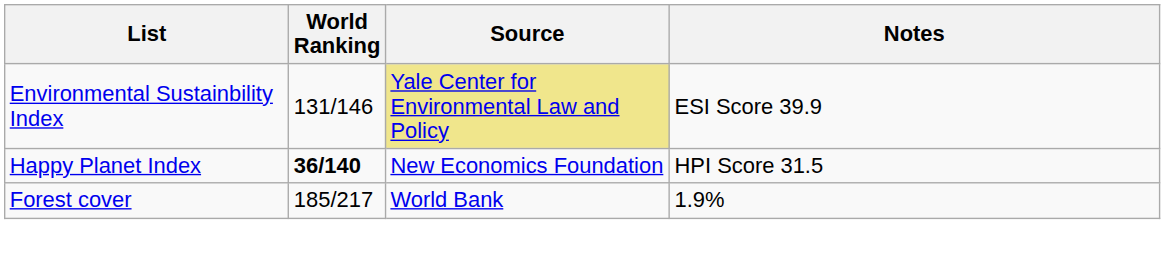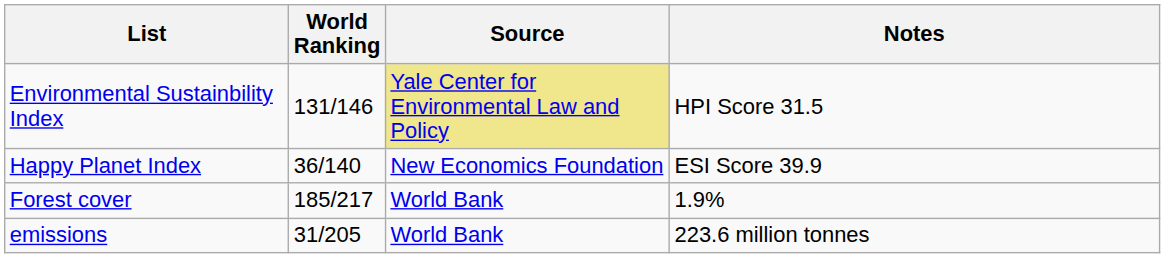(748, 105) ESI Score 39.9 -> (749, 105) HPI Score 31.5
(327, 165) bold -> (327, 165) normal
(749, 165) HPI Score 31.5 -> (748, 165) ESI Score 39.9
+ row: (58, 234)
